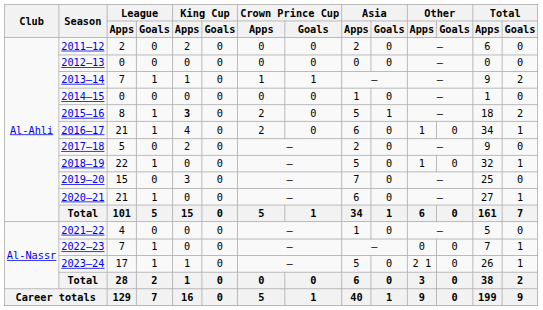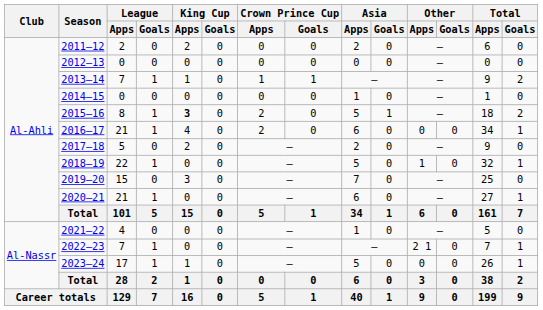(422, 130) 1 -> (422, 130) 0
(422, 247) 0 -> (422, 247) 2 1
(422, 264) 2 1 -> (422, 264) 0
